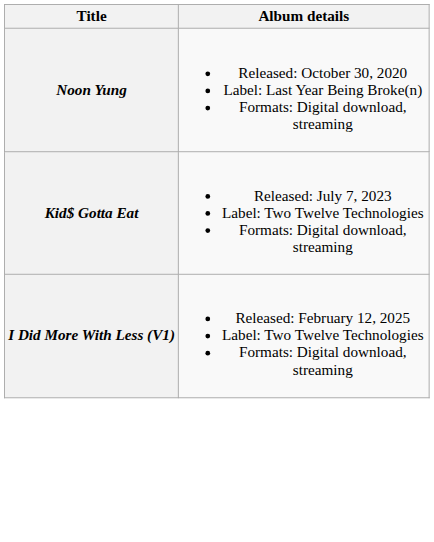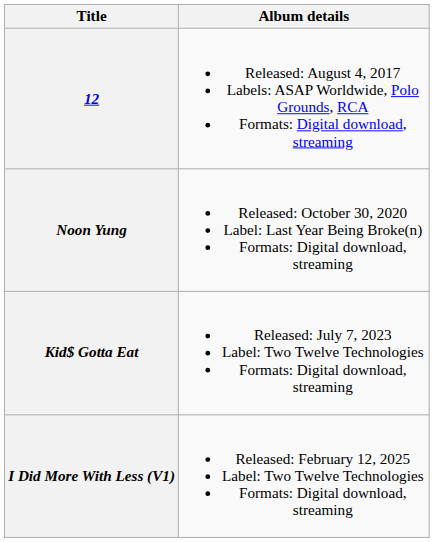+ row: (92, 98)
